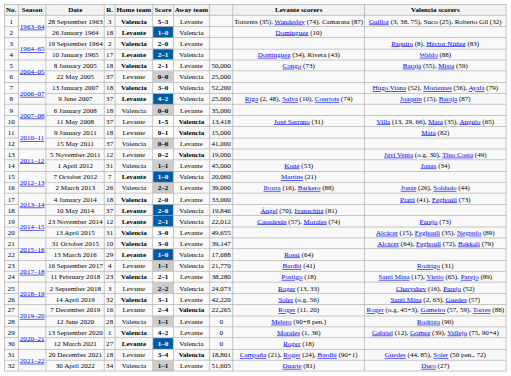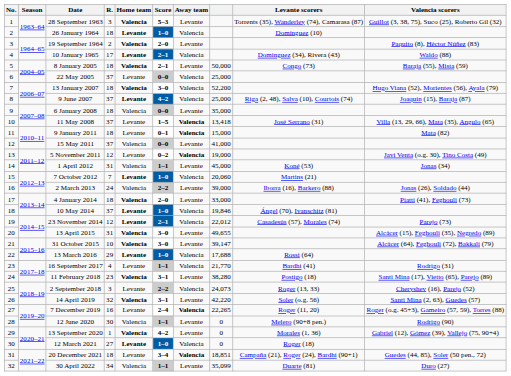(110, 188) 26 -> (110, 188) 24
(163, 210) 2–0 -> (163, 210) 1–0
(163, 277) 2–1 -> (163, 277) 3–1
(110, 321) 28 -> (110, 321) 30
(221, 355) 18,801 -> (221, 355) 18,851
(221, 366) 51,605 -> (221, 366) 35,099
